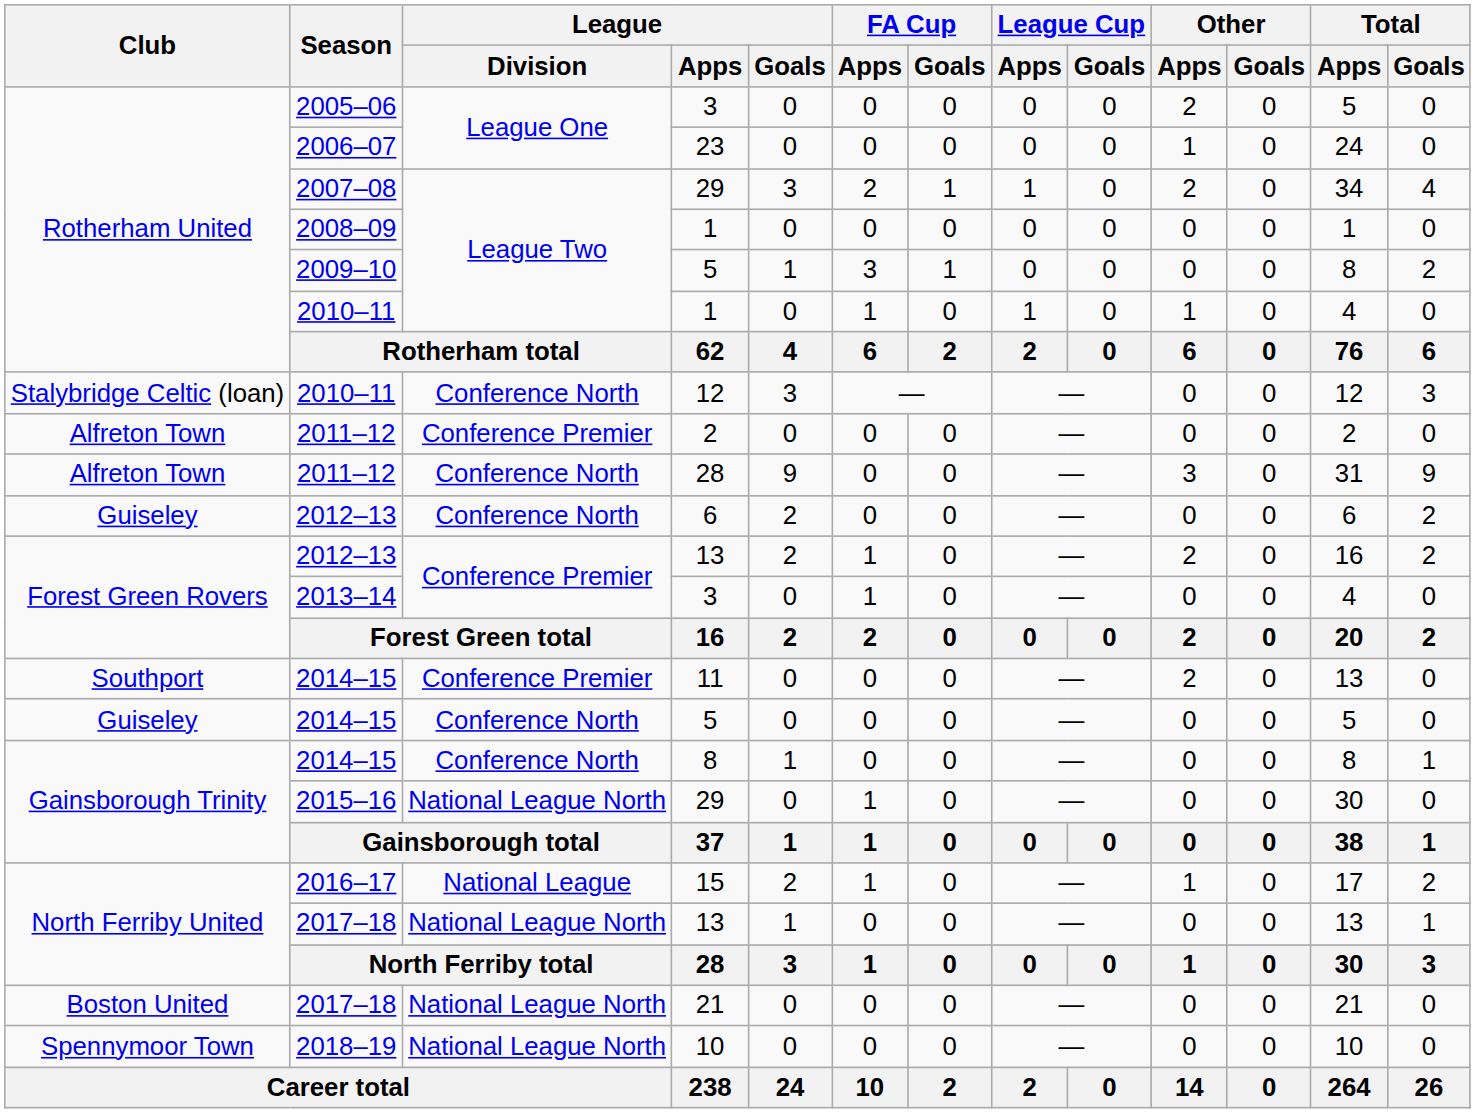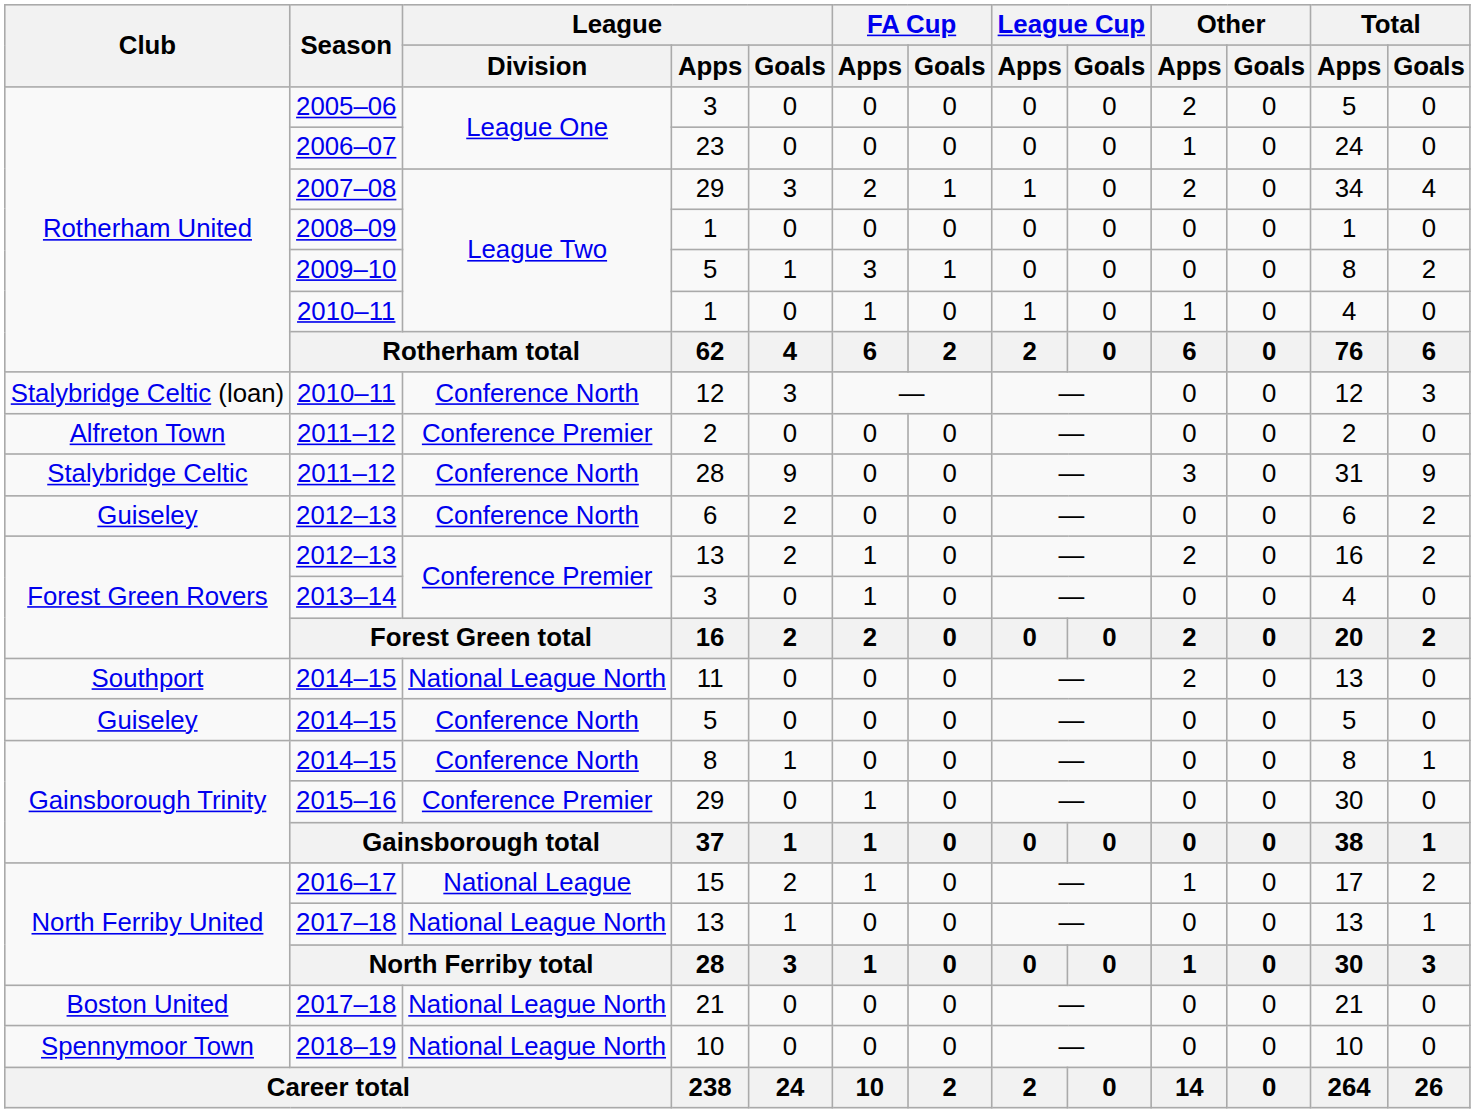(147, 474) Alfreton Town -> (147, 474) Stalybridge Celtic
(537, 678) Conference Premier -> (537, 678) National League North
(537, 801) National League North -> (537, 801) Conference Premier
